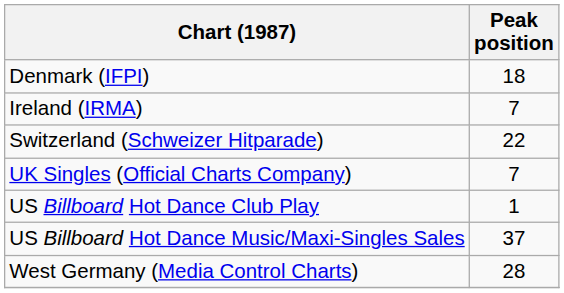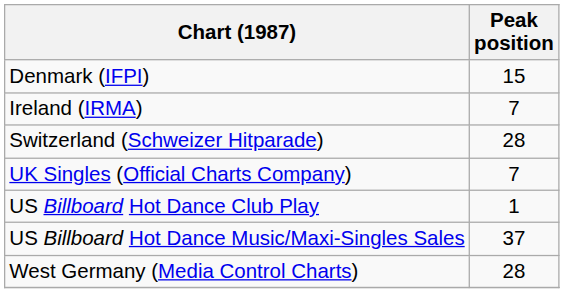(514, 76) 18 -> (514, 76) 15
(514, 141) 22 -> (514, 141) 28
